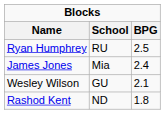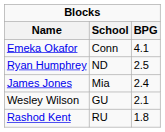+ row: (42, 48)
(100, 48) RU -> (100, 65) ND
(100, 100) ND -> (100, 118) RU
